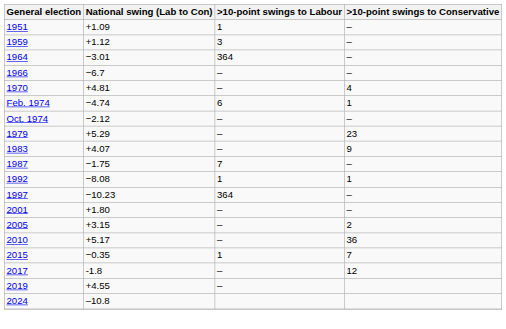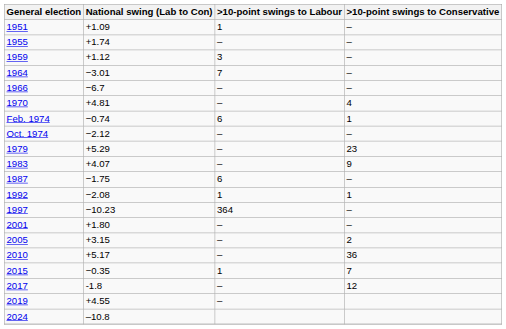+ row: (17, 42)
(225, 57) 364 -> (220, 73) 7
(98, 103) −4.74 -> (98, 118) −0.74
(220, 164) 7 -> (220, 179) 6
(98, 179) −8.08 -> (98, 194) −2.08
